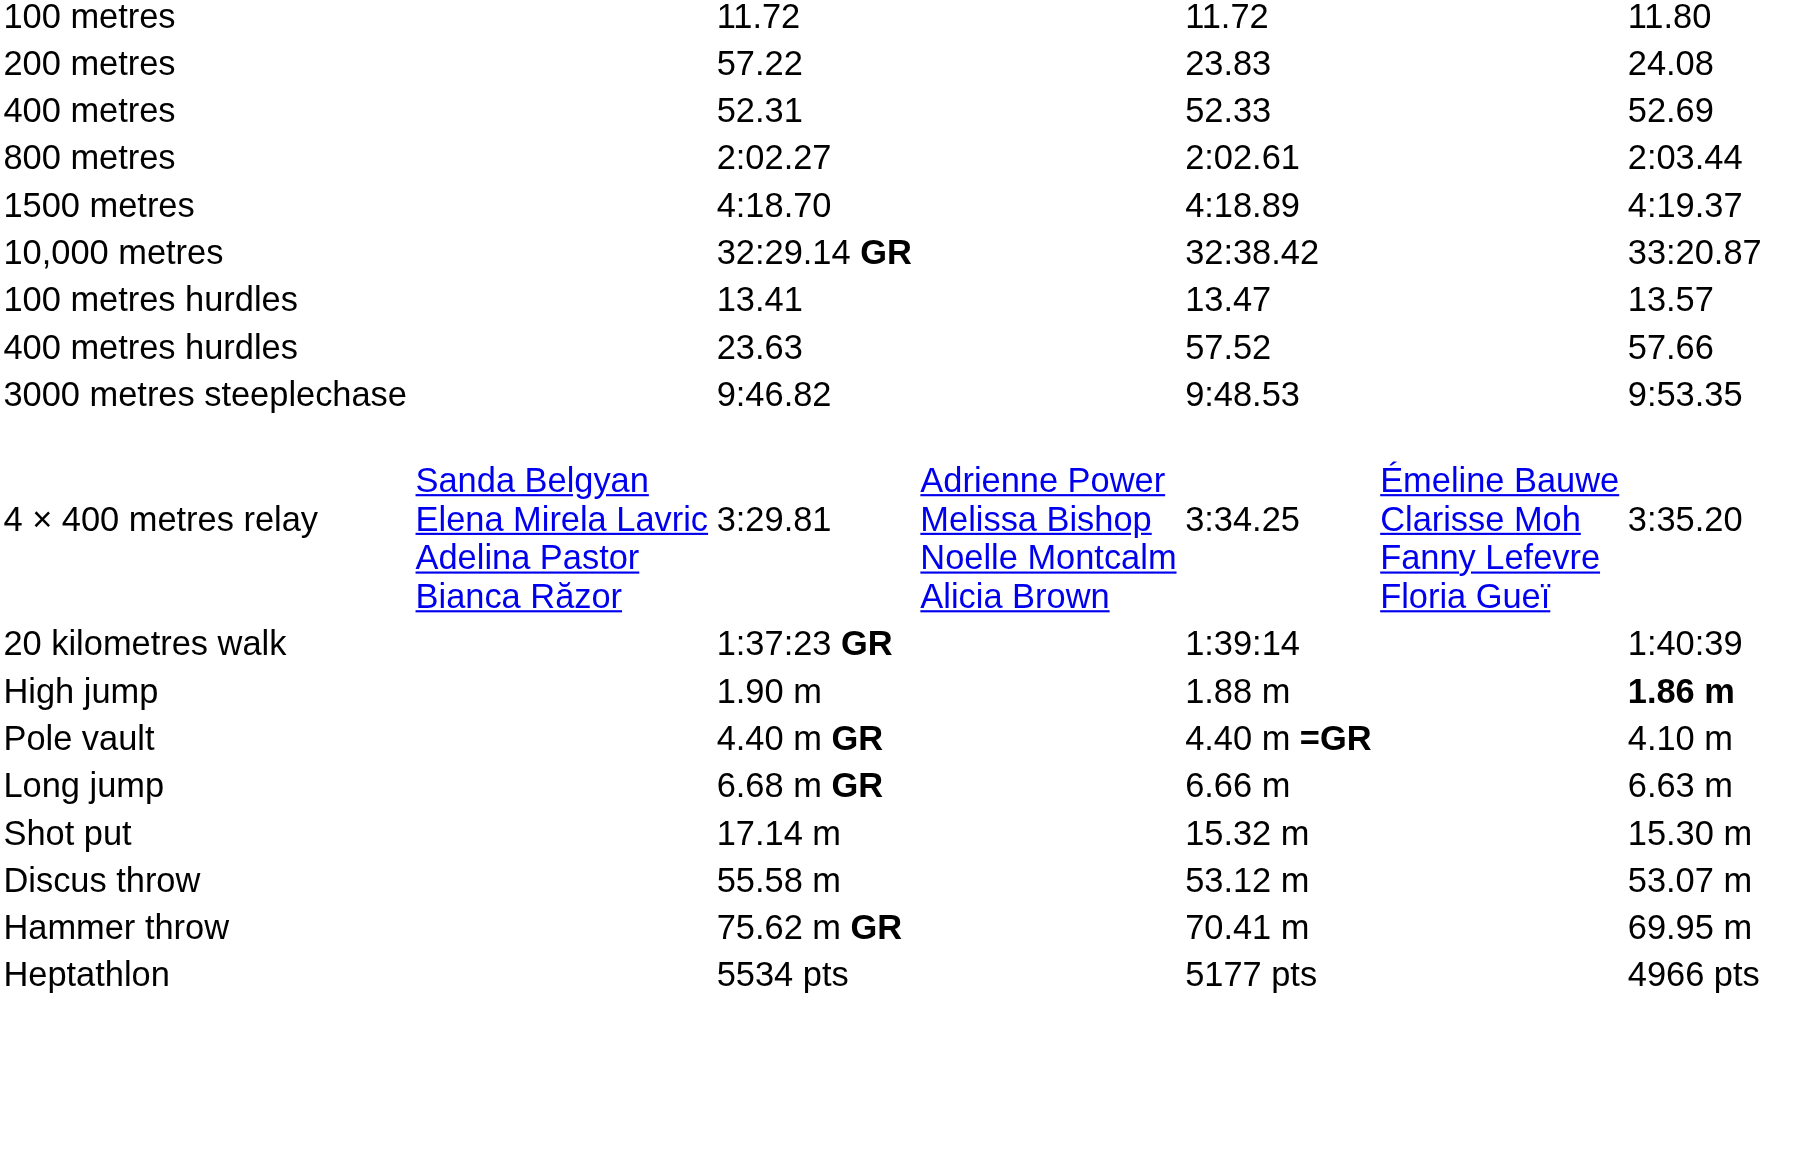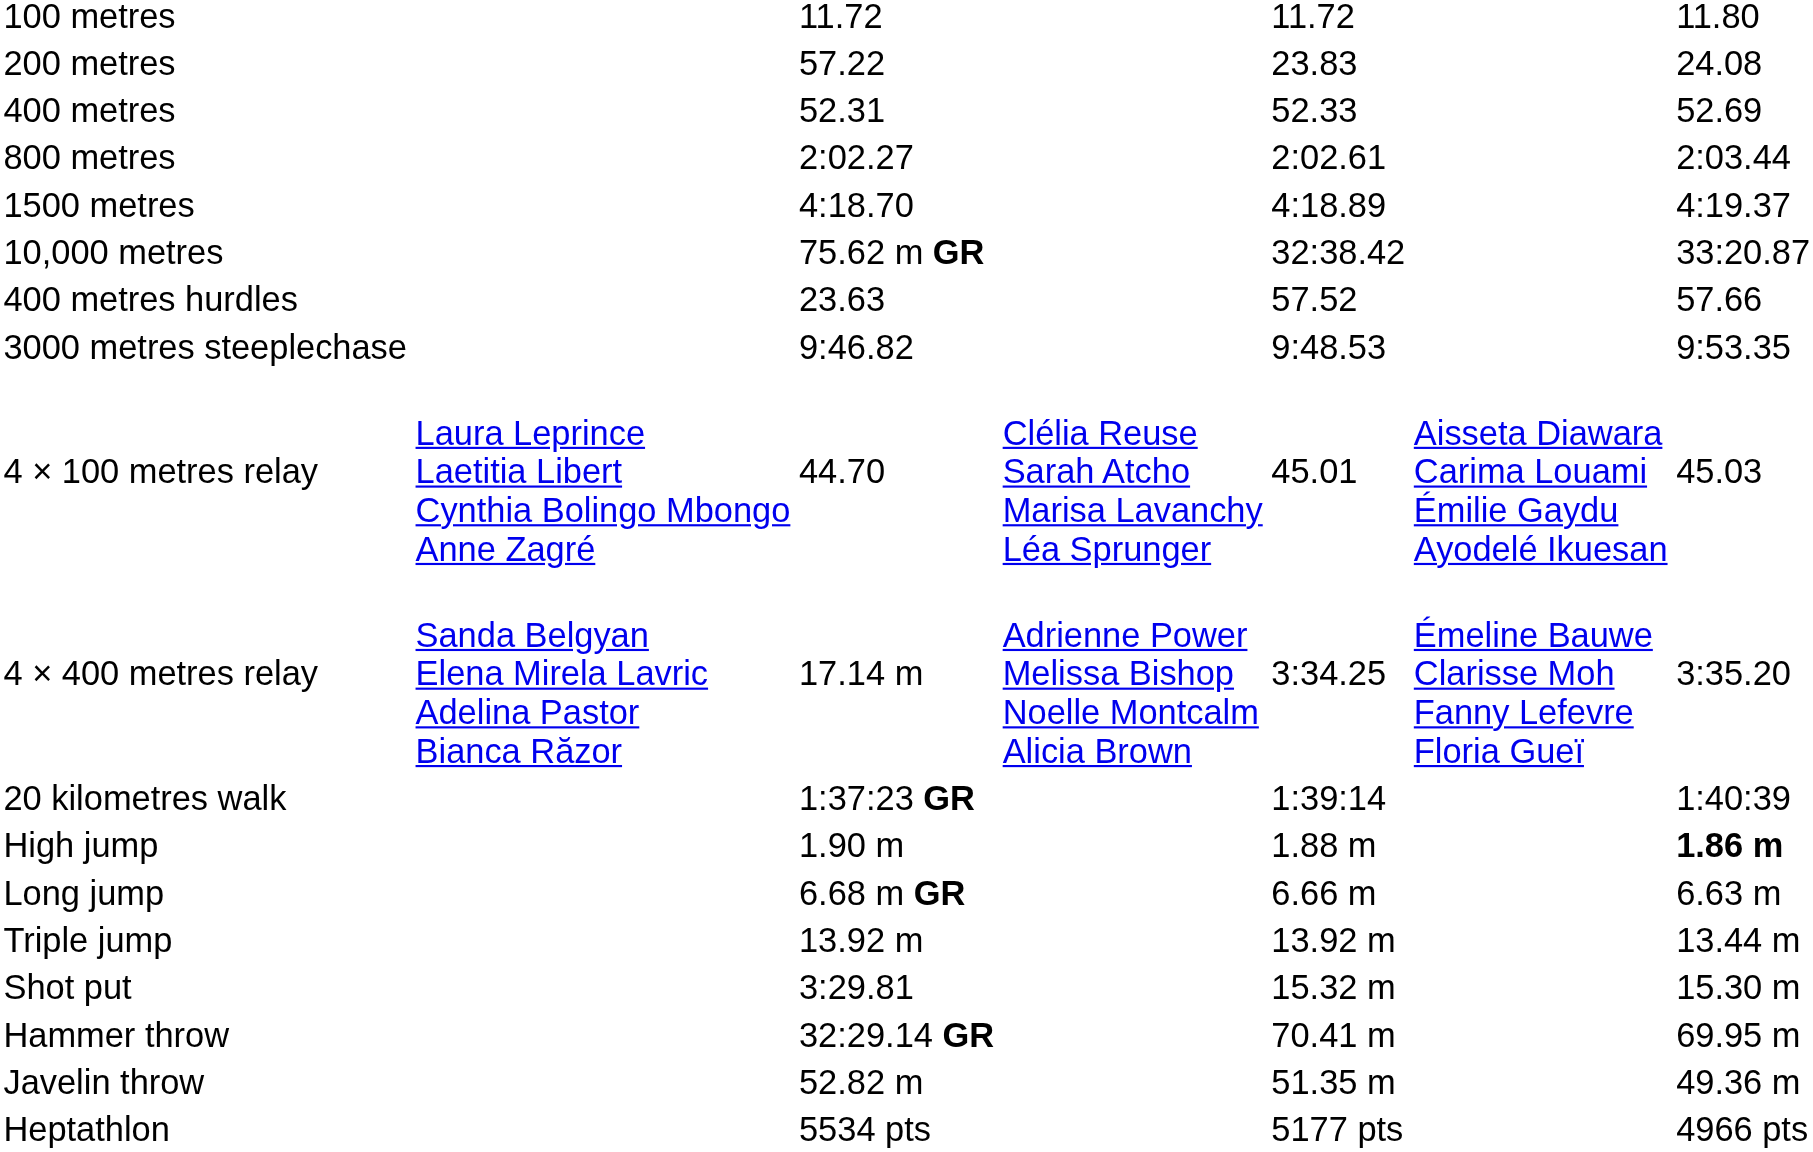(814, 252) 32:29.14 GR -> (892, 252) 75.62 m GR
- row: (151, 300)
+ row: (161, 472)
(774, 519) 3:29.81 -> (861, 674) 17.14 m
- row: (79, 738)
+ row: (88, 940)
(779, 833) 17.14 m -> (856, 988) 3:29.81
- row: (102, 880)
(809, 927) 75.62 m GR -> (897, 1035) 32:29.14 GR
+ row: (104, 1082)
